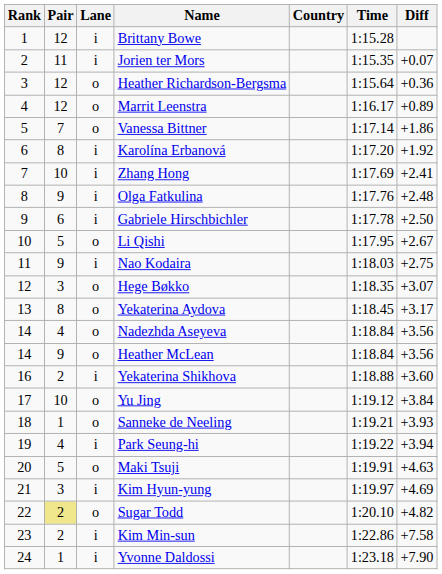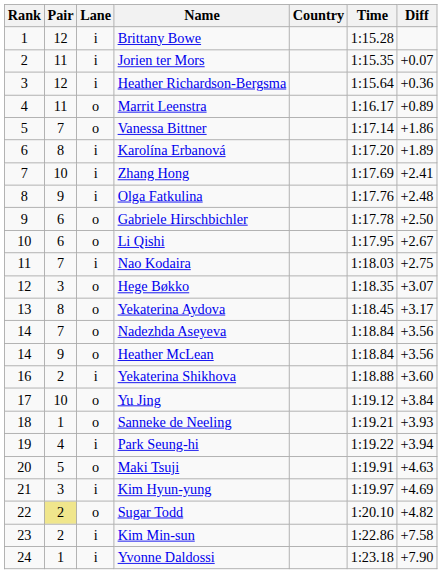(96, 83) o -> (96, 83) i
(61, 106) 12 -> (61, 106) 11
(417, 151) +1.92 -> (417, 151) +1.89
(96, 219) i -> (96, 219) o
(61, 241) 5 -> (61, 241) 6
(61, 264) 9 -> (61, 264) 7
(61, 331) 4 -> (61, 331) 7
